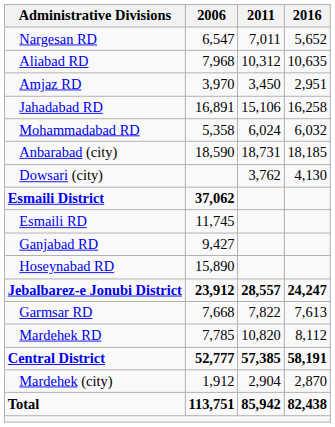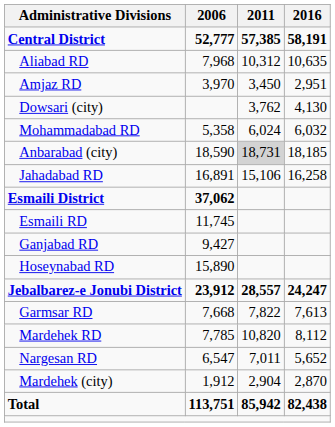rows swapped: (56, 358) <-> (58, 38)
rows swapped: (61, 107) <-> (61, 175)
(261, 152) no background -> (261, 152) lightgrey background
